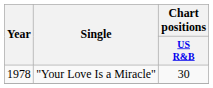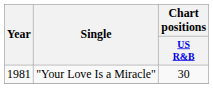(19, 74) 1978 -> (19, 74) 1981
